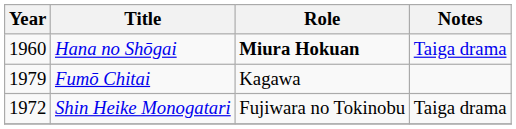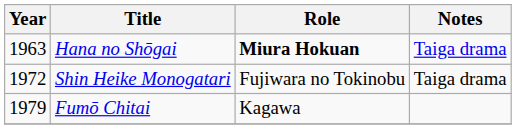(28, 49) 1960 -> (28, 49) 1963
rows swapped: (143, 108) <-> (103, 78)
